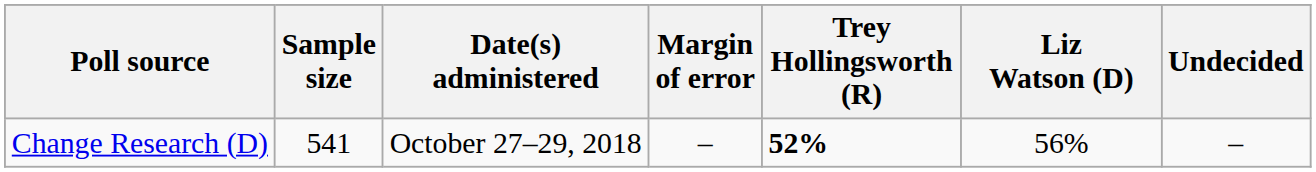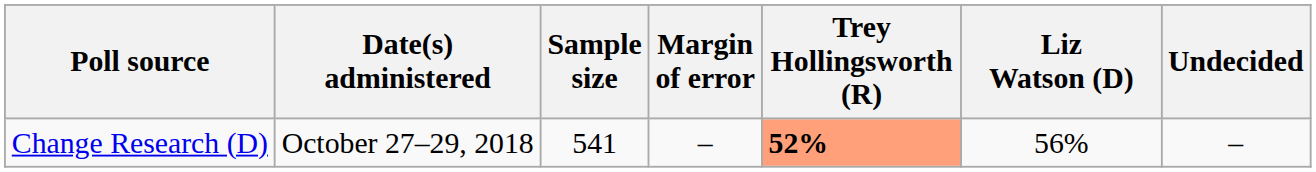columns swapped: (516, 61) <-> (329, 61)
(798, 142) no background -> (798, 142) lightsalmon background
